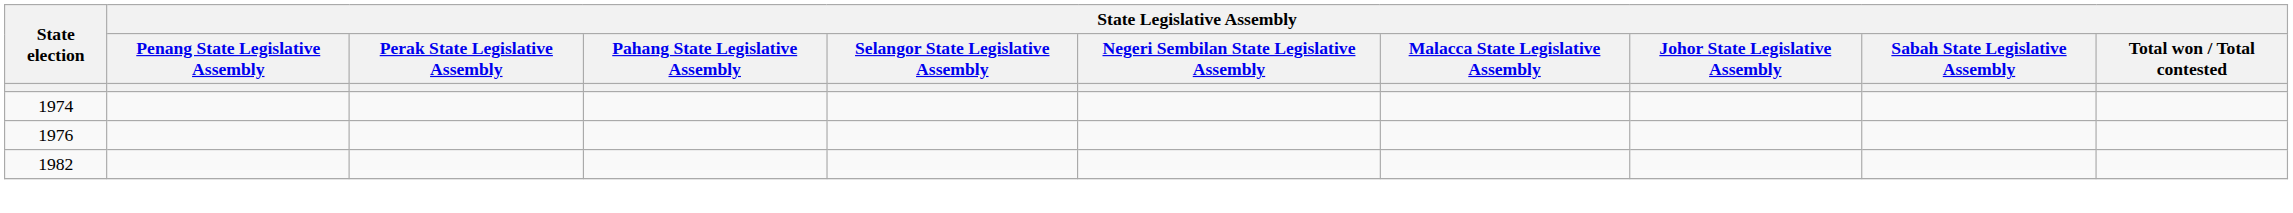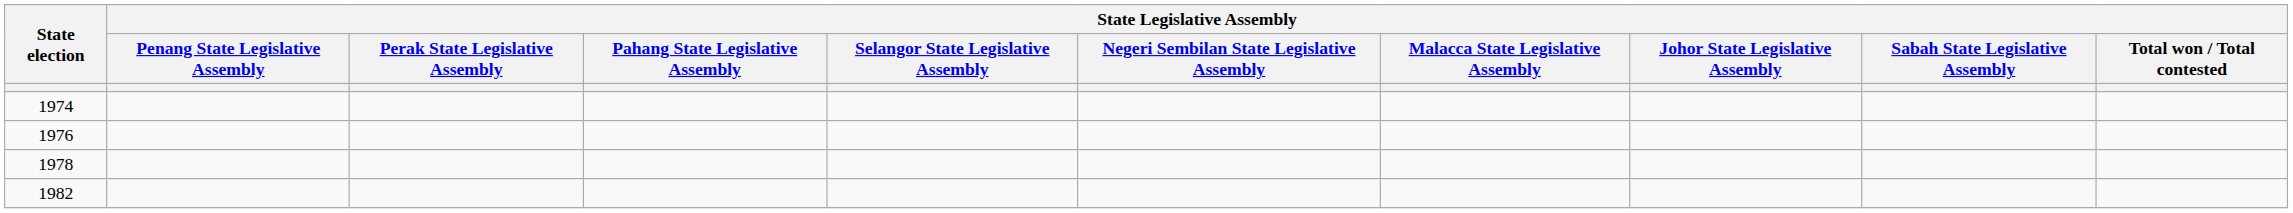+ row: (56, 164)
